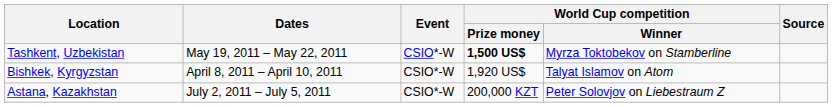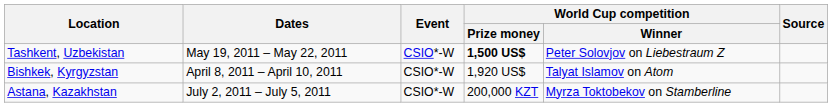(639, 53) Myrza Toktobekov on Stamberline -> (635, 53) Peter Solovjov on Liebestraum Z
(635, 92) Peter Solovjov on Liebestraum Z -> (639, 92) Myrza Toktobekov on Stamberline
